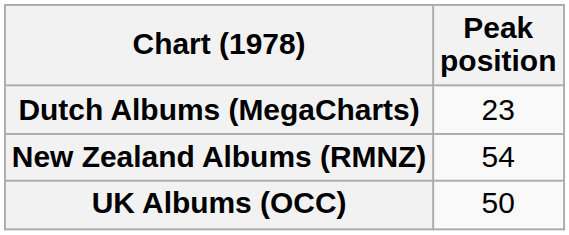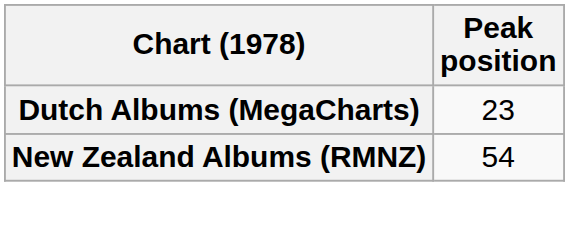- row: (219, 204)
